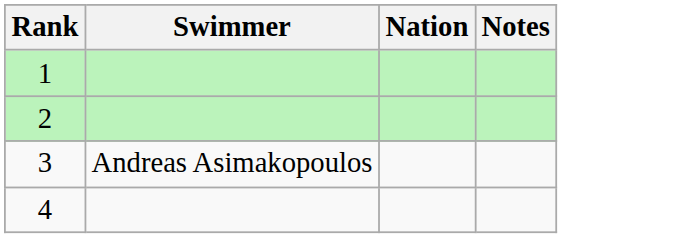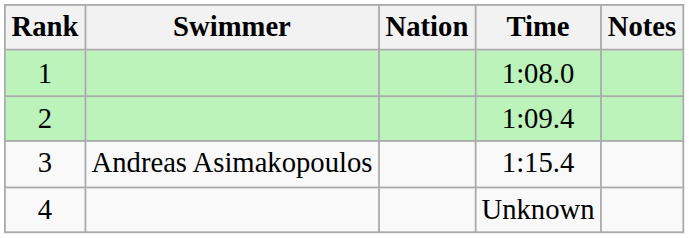+ column: (538, 27)
